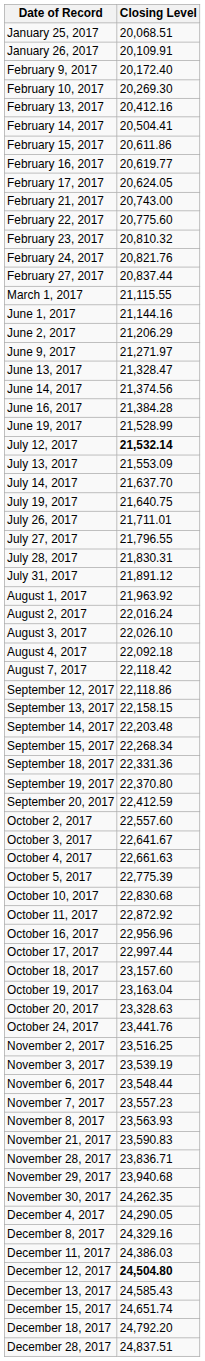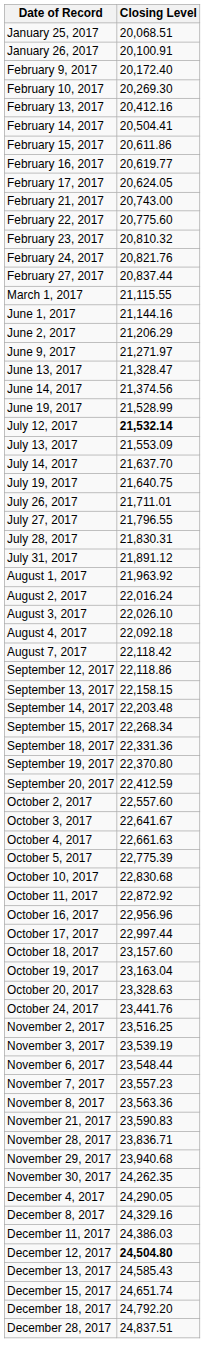(146, 51) 20,109.91 -> (146, 51) 20,100.91
- row: (45, 408)
(146, 1121) 23,563.93 -> (146, 1102) 23,563.36
